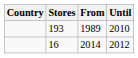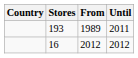(119, 28) 2010 -> (119, 28) 2011
(90, 45) 2014 -> (90, 45) 2012
